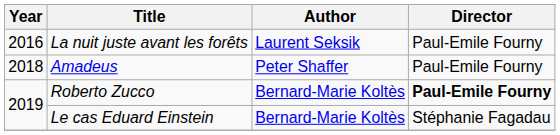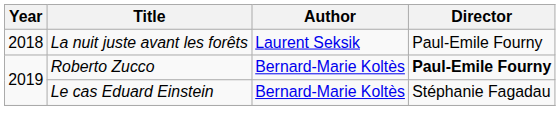(26, 42) 2016 -> (26, 42) 2018
- row: (84, 67)
